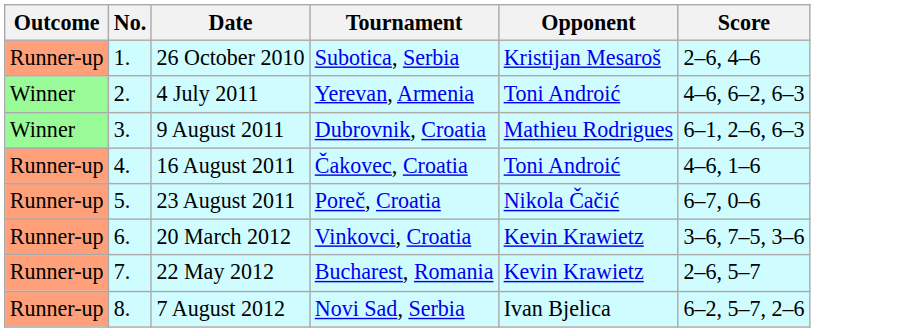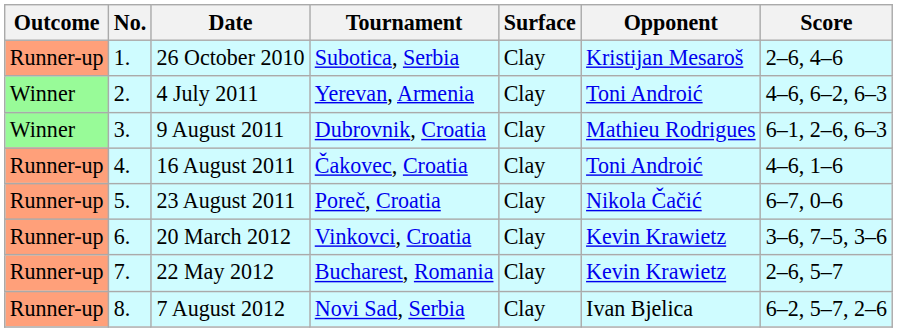+ column: (540, 21)
